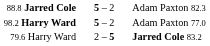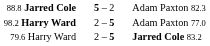(104, 22) 5 – 2 -> (104, 22) 2 – 5
